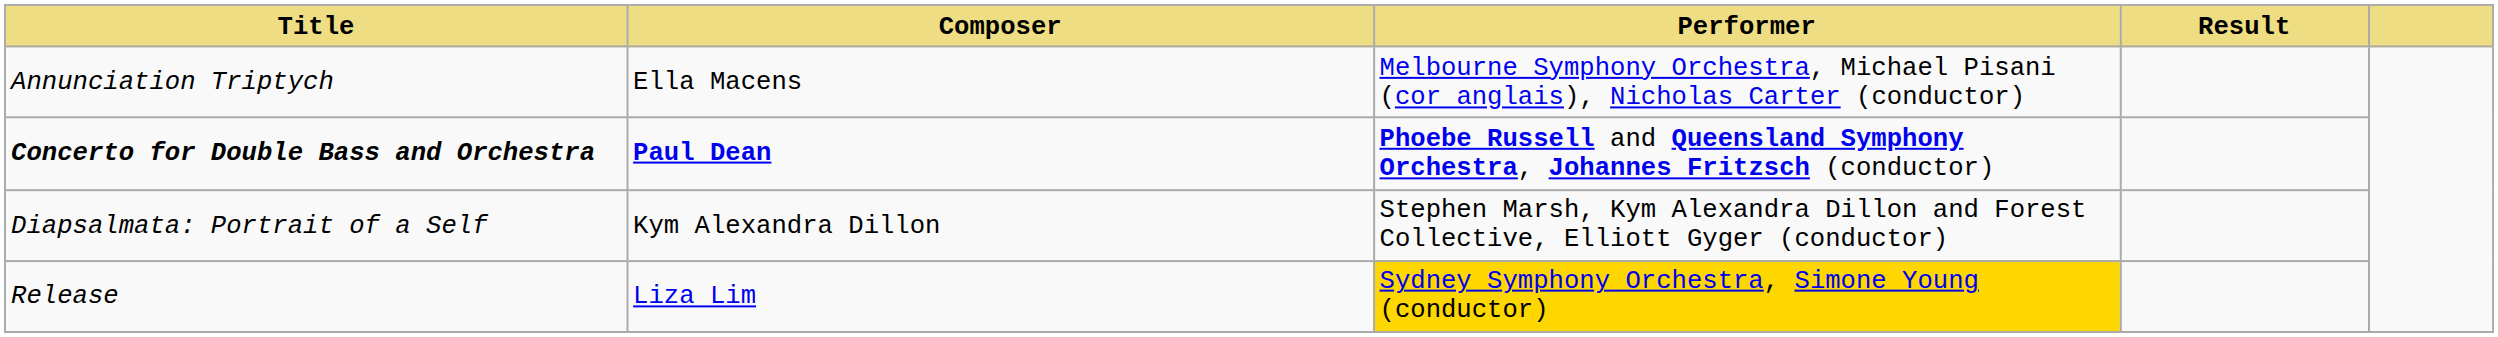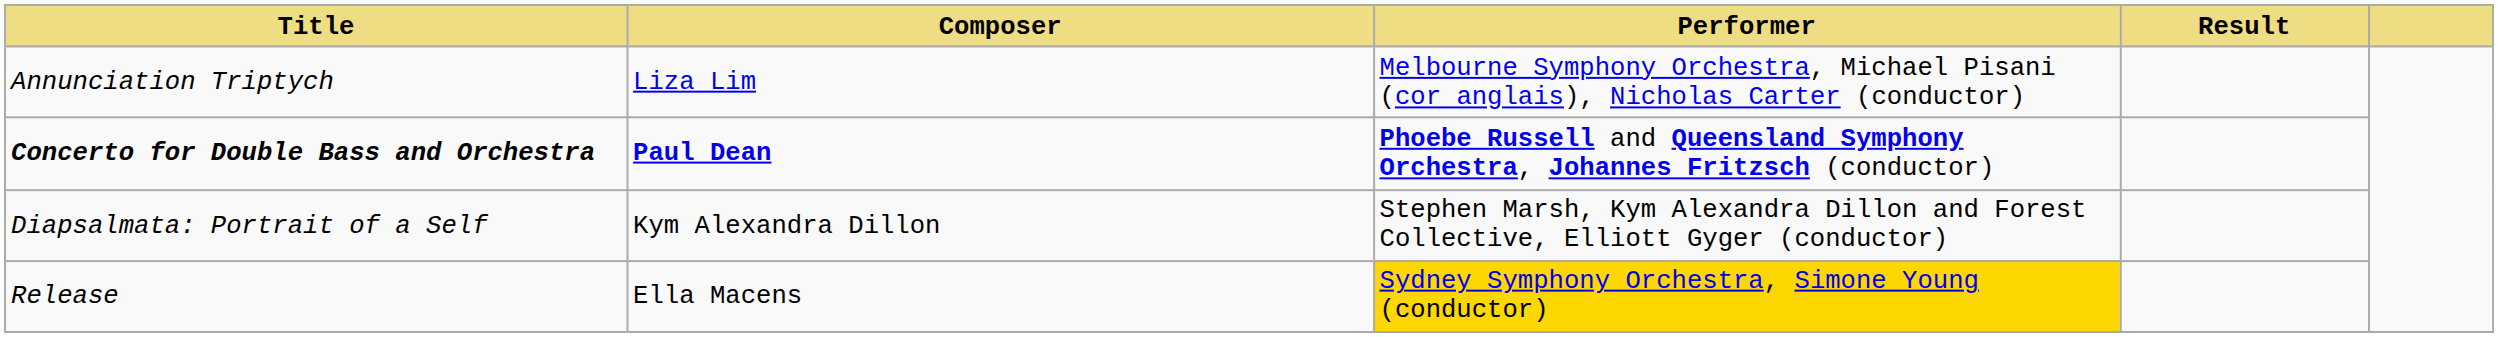(718, 82) Ella Macens -> (695, 82) Liza Lim
(695, 296) Liza Lim -> (718, 296) Ella Macens
